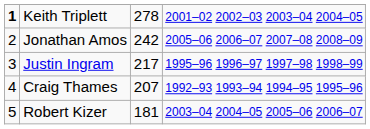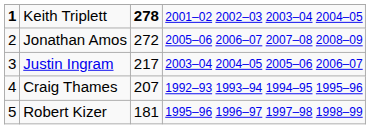(146, 16) normal -> (146, 16) bold
(146, 40) 242 -> (146, 40) 272
(264, 64) 1995–96 1996–97 1997–98 1998–99 -> (264, 64) 2003–04 2004–05 2005–06 2006–07
(264, 112) 2003–04 2004–05 2005–06 2006–07 -> (264, 112) 1995–96 1996–97 1997–98 1998–99
